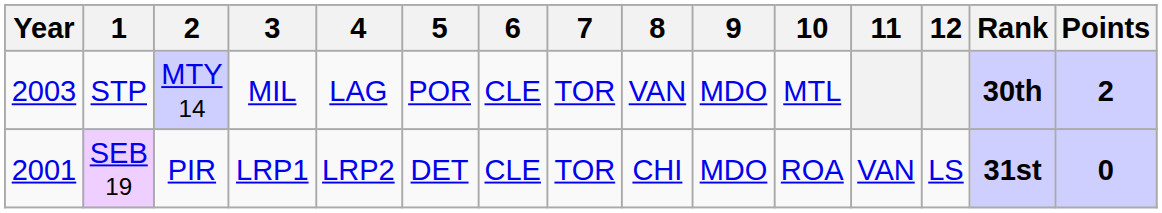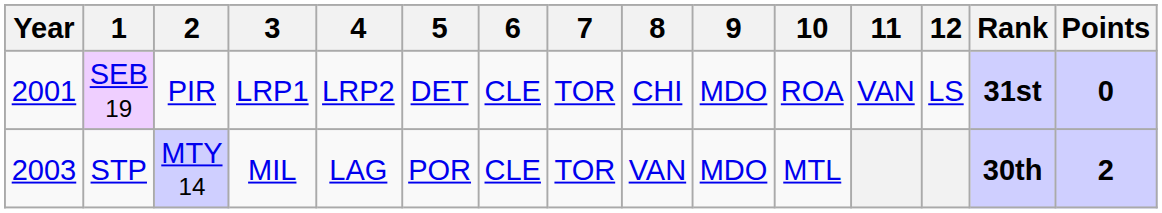rows swapped: (119, 169) <-> (119, 90)
